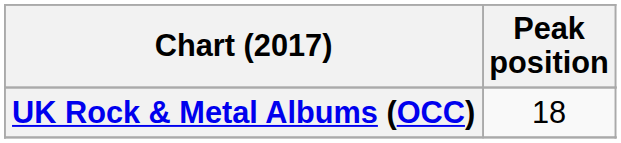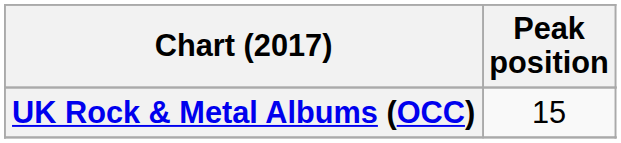(549, 112) 18 -> (549, 112) 15
